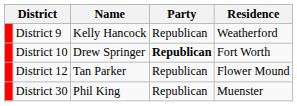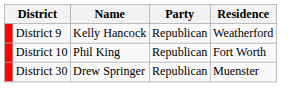(109, 52) Drew Springer -> (97, 52) Phil King
(182, 52) bold -> (180, 52) normal
- row: (42, 71)
(97, 91) Phil King -> (109, 71) Drew Springer
